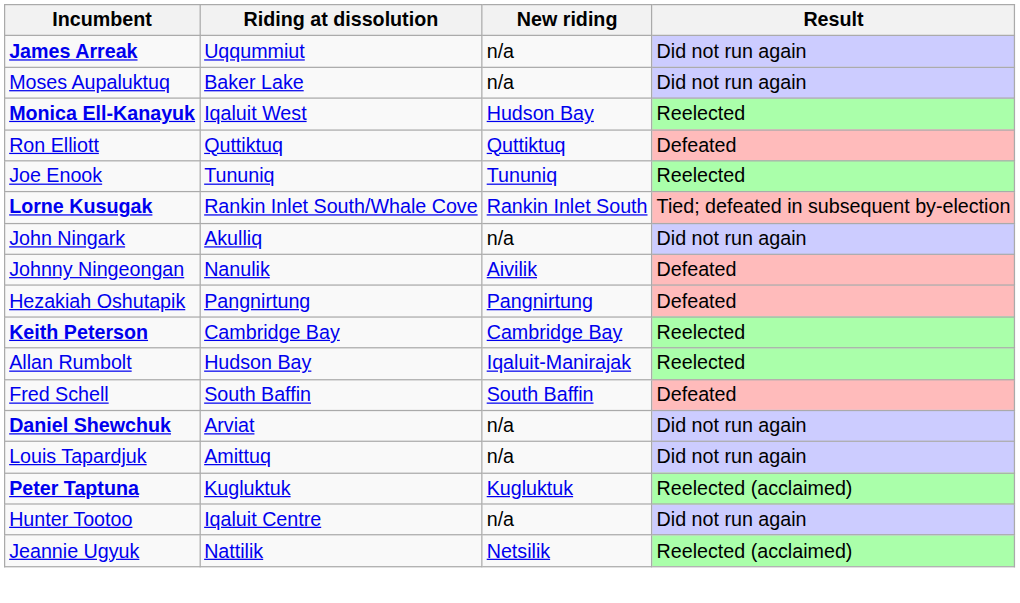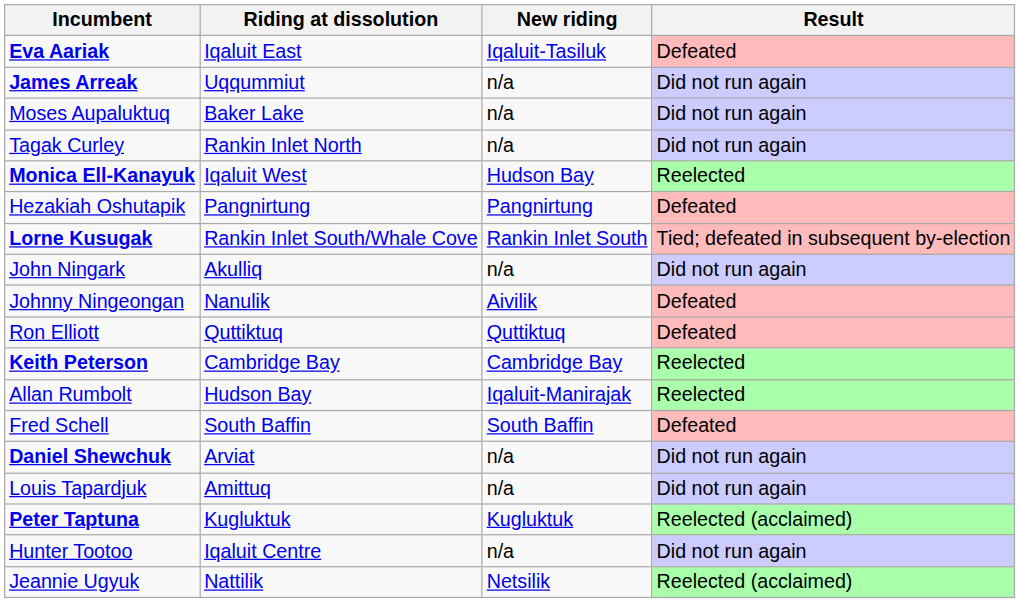+ row: (59, 51)
+ row: (67, 144)
rows swapped: (54, 144) <-> (97, 301)
- row: (56, 176)
